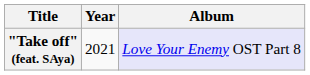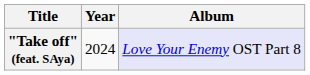(100, 49) 2021 -> (100, 49) 2024
